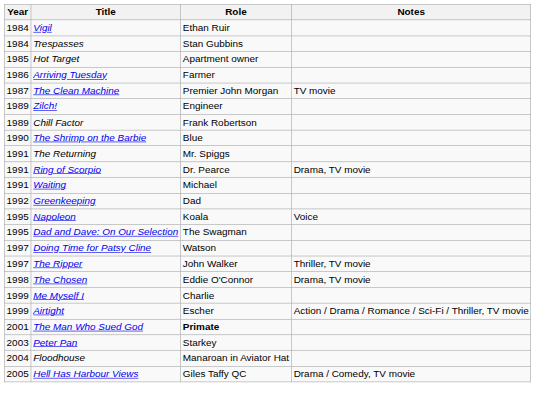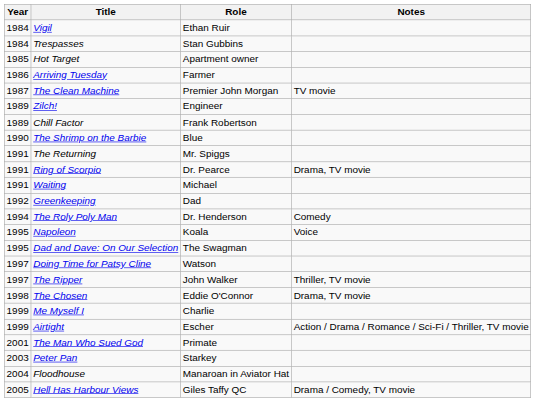+ row: (75, 216)
(201, 327) bold -> (200, 342) normal
